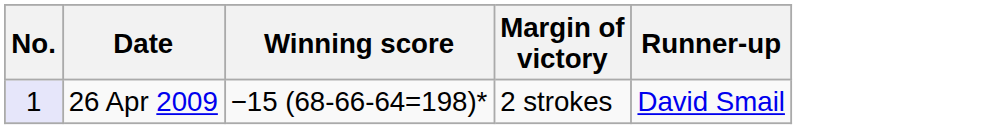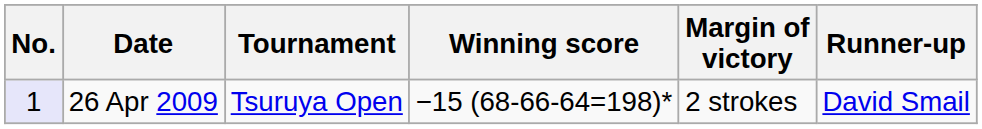+ column: (317, 42)
